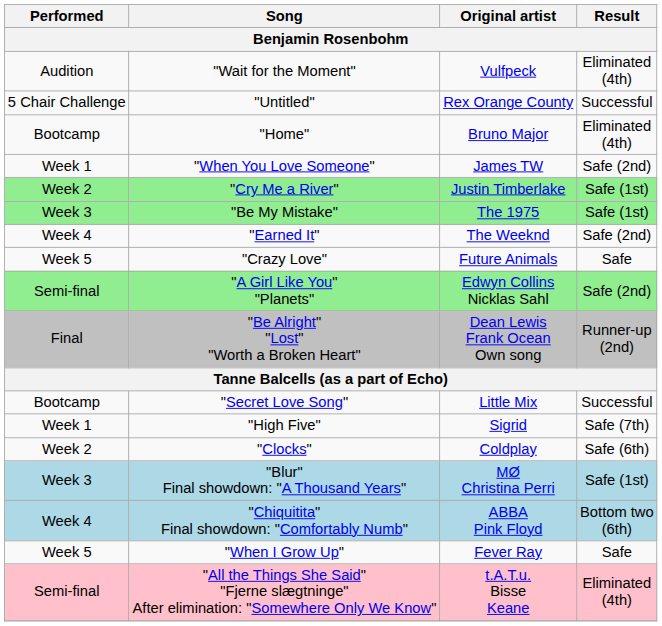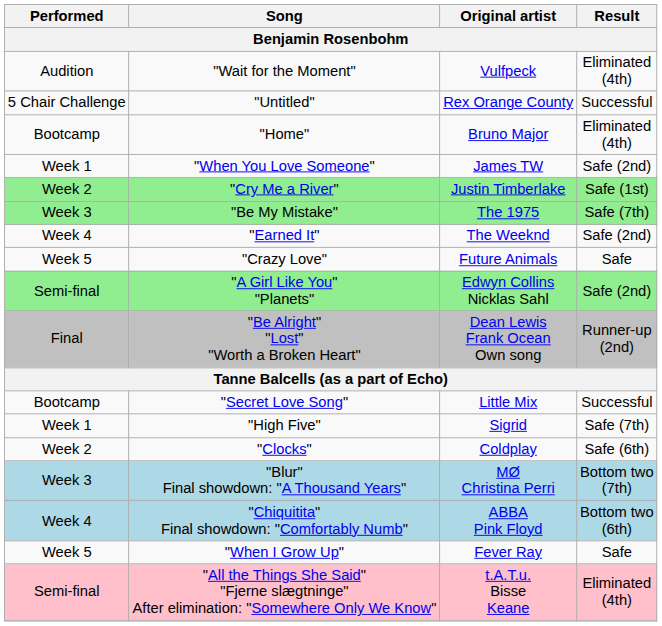(617, 212) Safe (1st) -> (617, 212) Safe (7th)
(617, 480) Safe (1st) -> (617, 480) Bottom two (7th)
